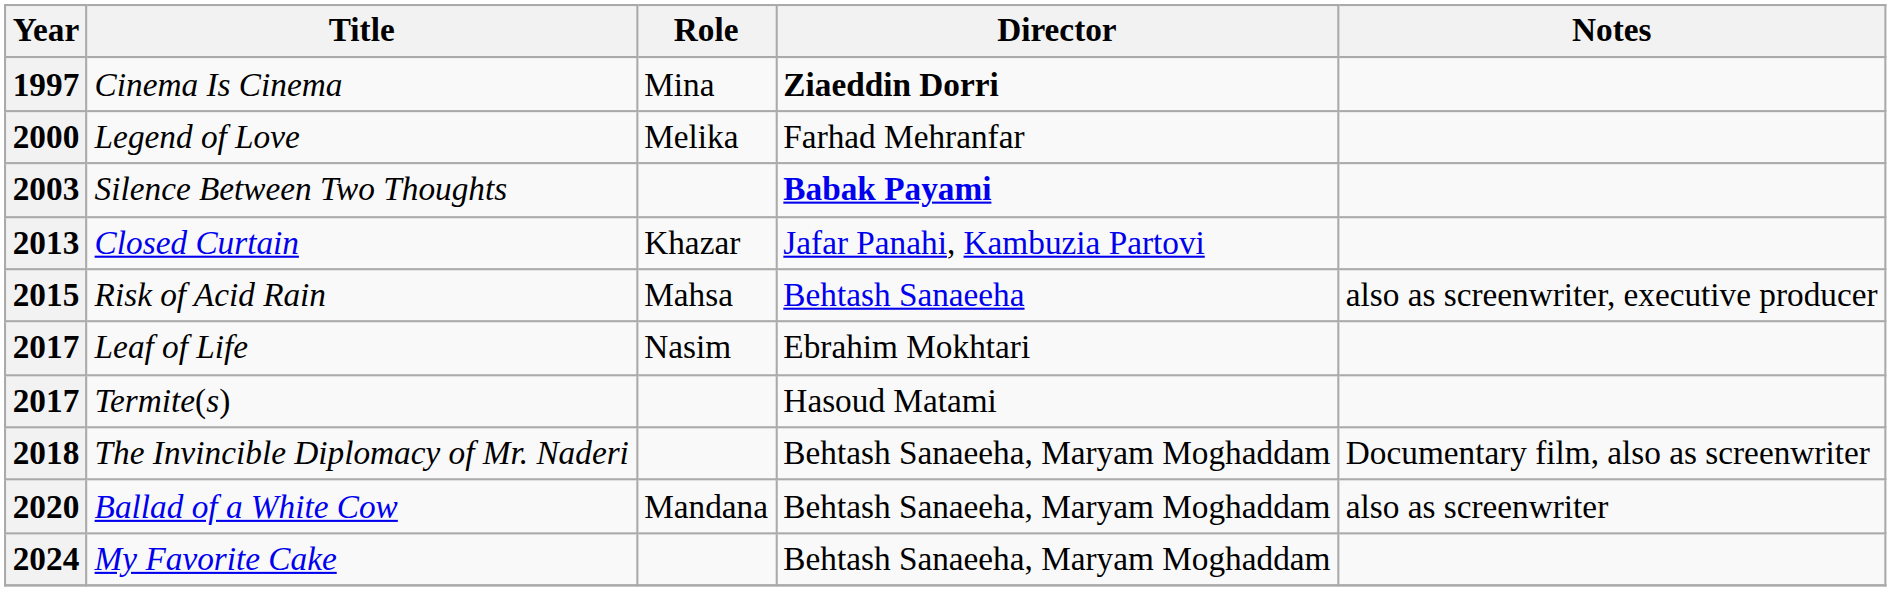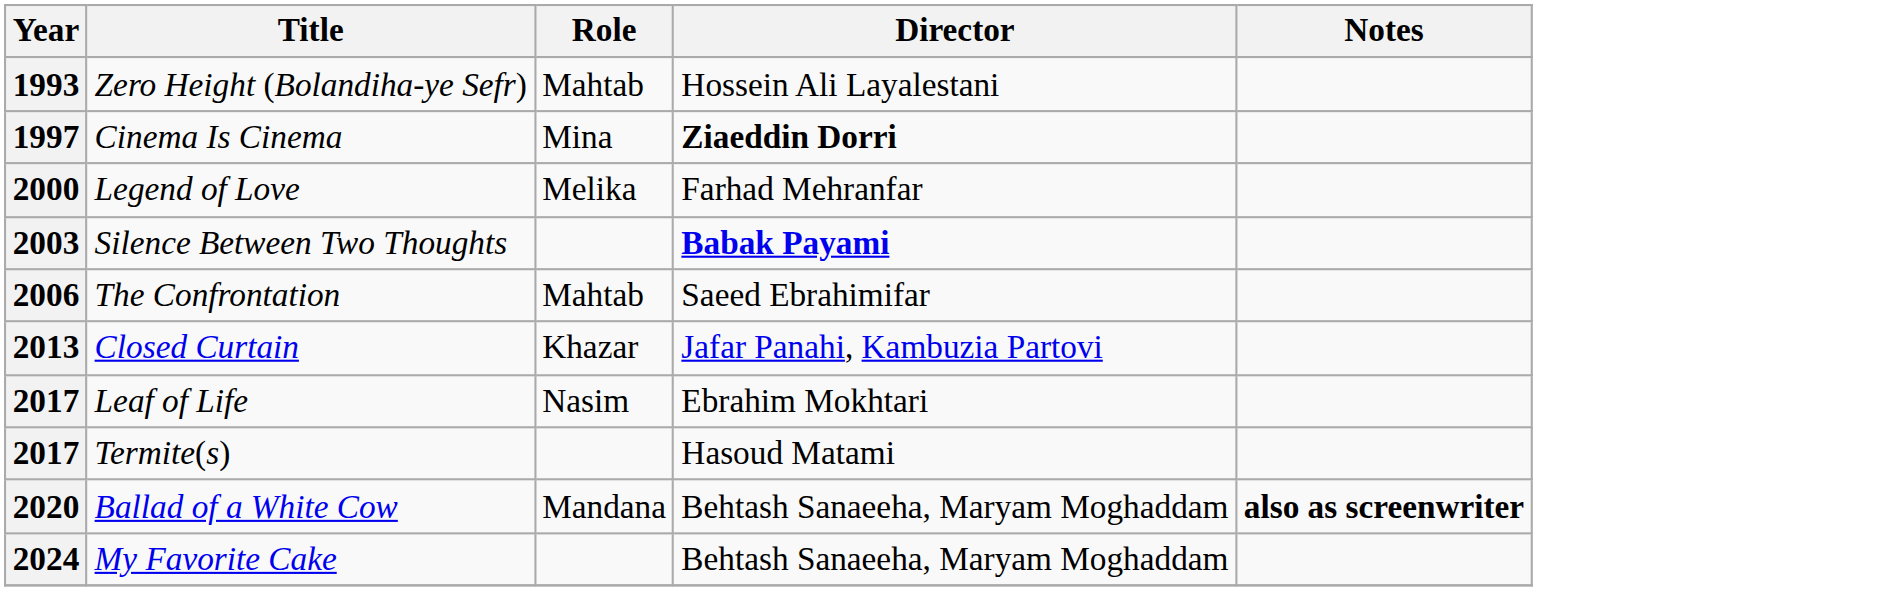+ row: (46, 83)
+ row: (46, 294)
- row: (46, 294)
- row: (46, 453)
(1477, 505) normal -> (1384, 505) bold
